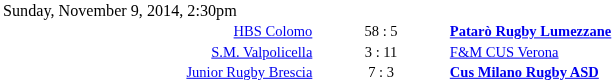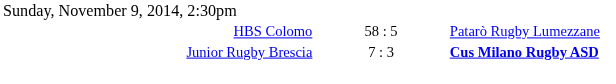(531, 31) bold -> (525, 31) normal
- row: (262, 52)
